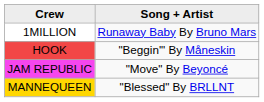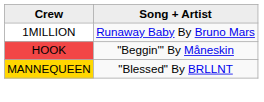- row: (50, 69)
